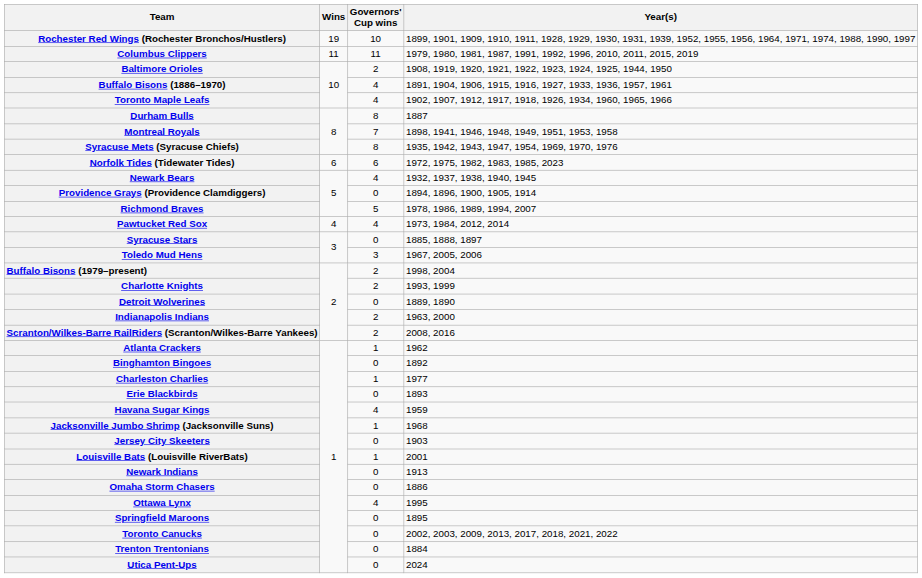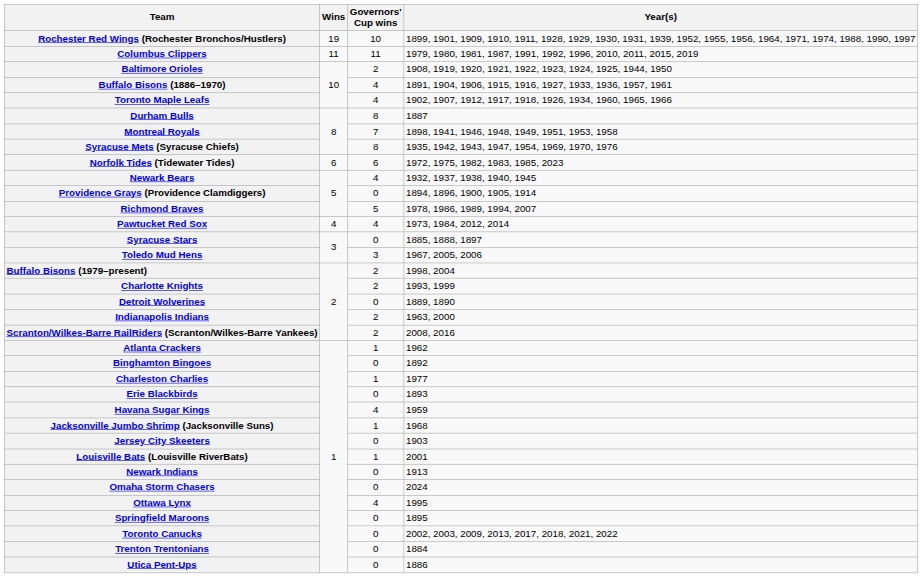(417, 487) 1886 -> (417, 487) 2024
(417, 564) 2024 -> (417, 564) 1886
